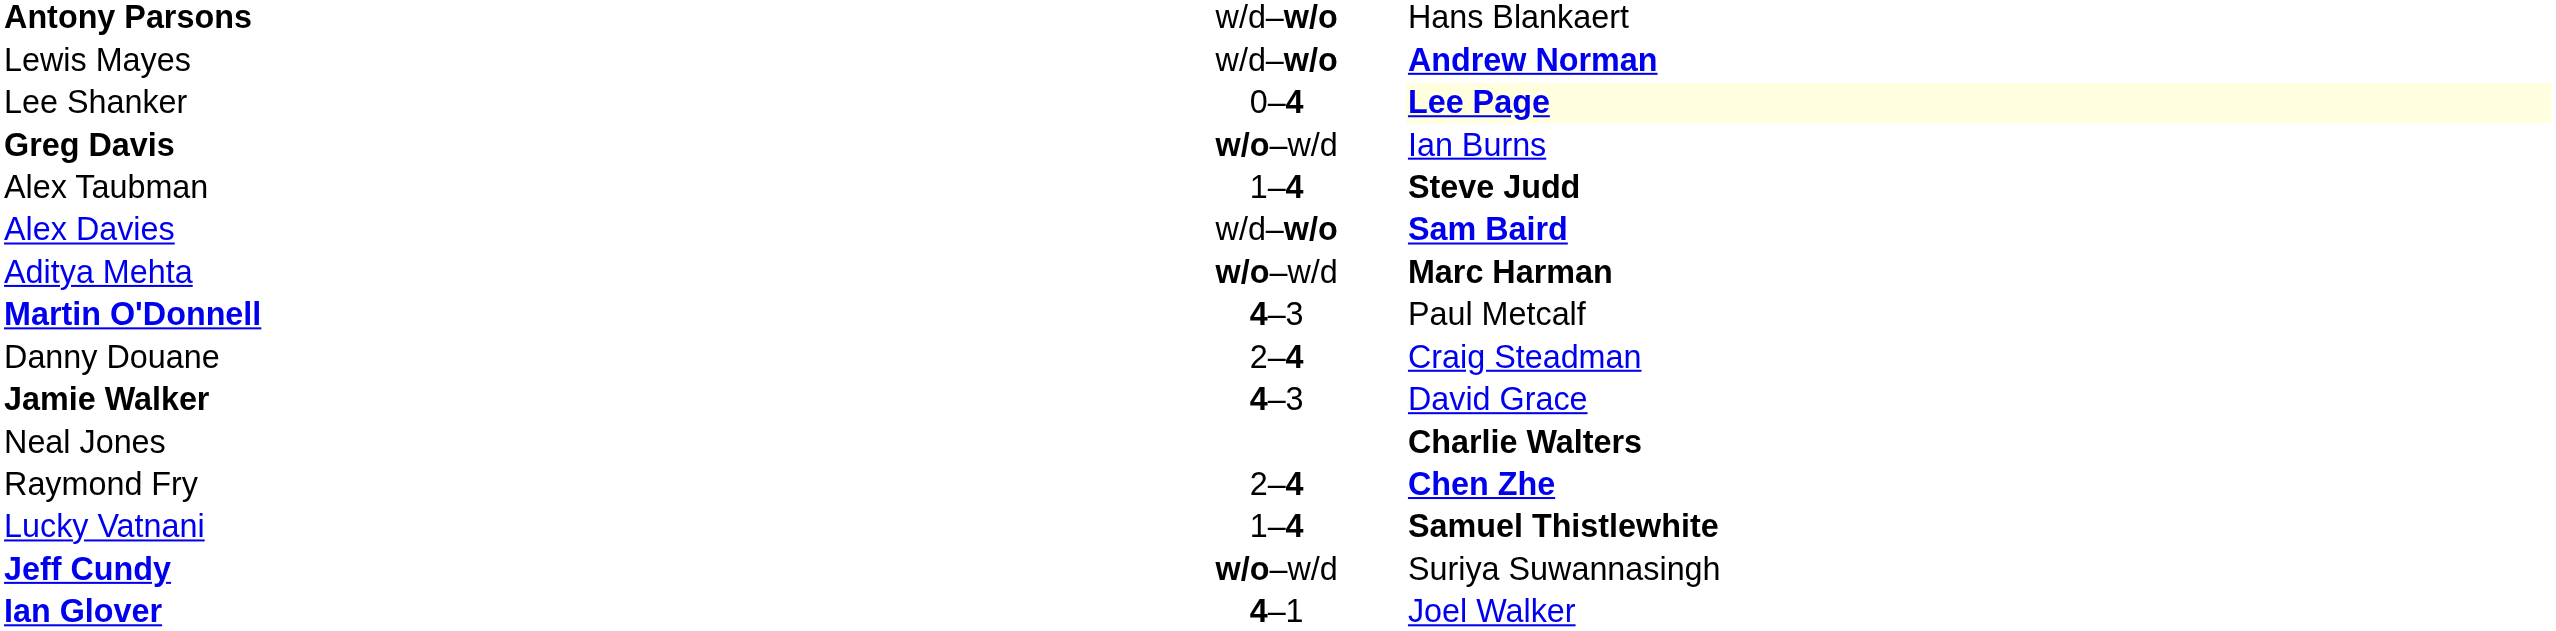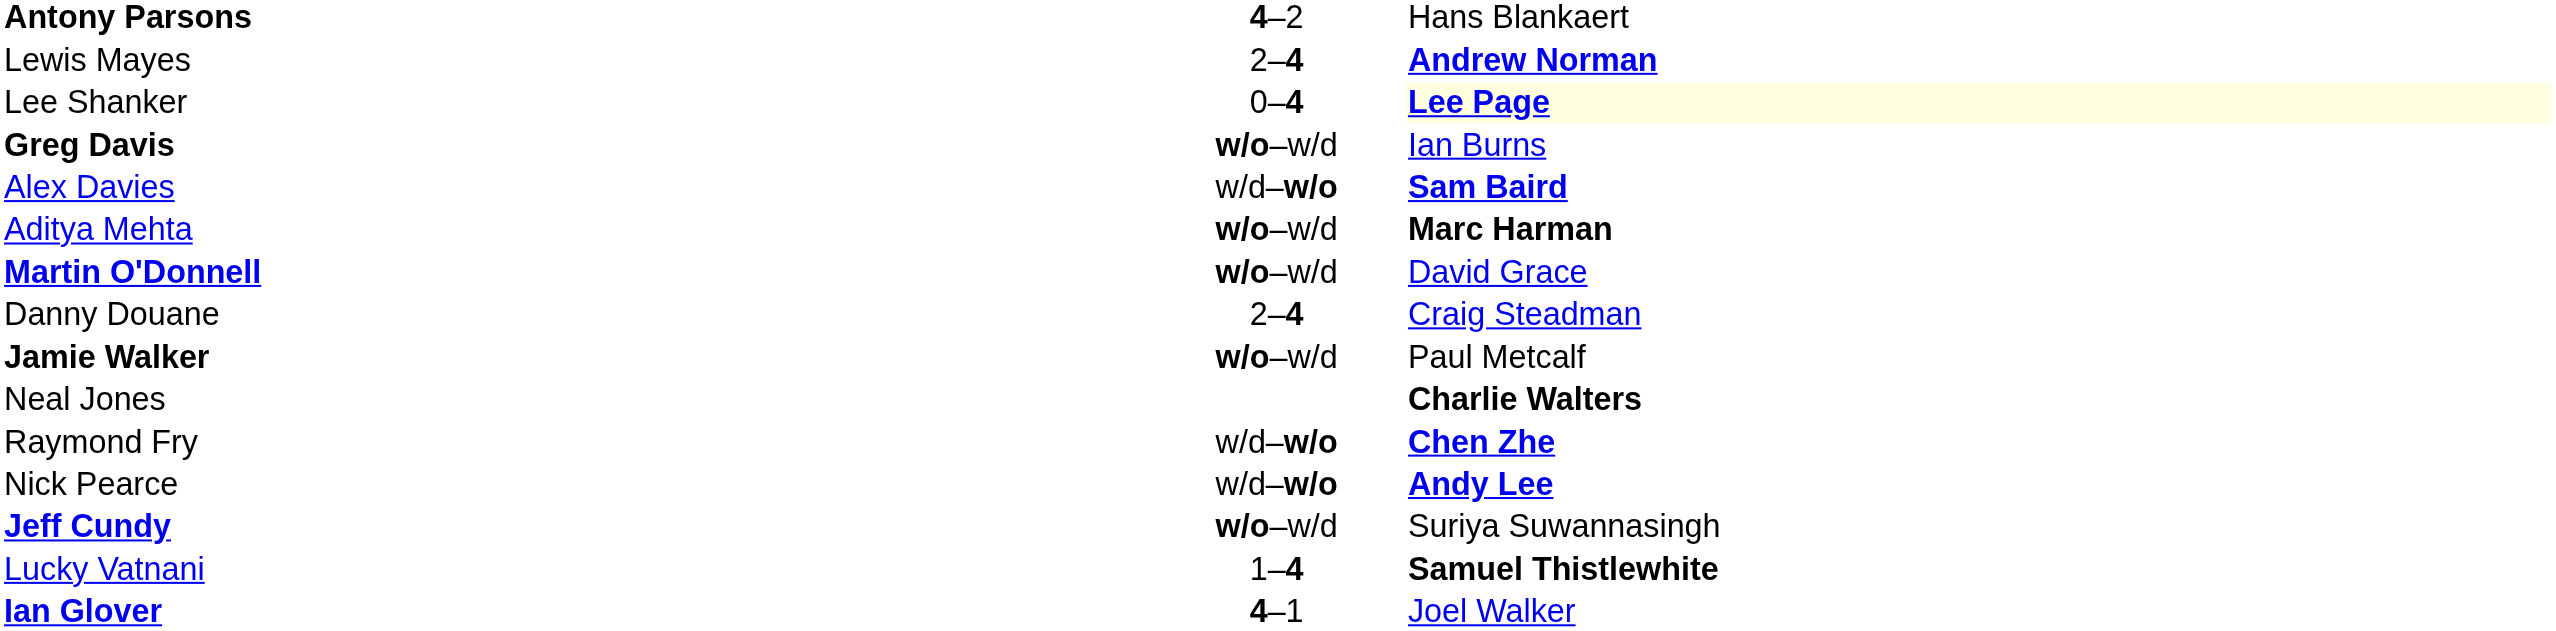(1277, 17) w/d–w/o -> (1277, 17) 4–2
(1277, 60) w/d–w/o -> (1277, 60) 2–4
- row: (106, 187)
(1277, 314) 4–3 -> (1277, 272) w/o–w/d
(1497, 314) Paul Metcalf -> (1498, 272) David Grace
(1277, 399) 4–3 -> (1277, 357) w/o–w/d
(1498, 399) David Grace -> (1497, 357) Paul Metcalf
(1277, 484) 2–4 -> (1277, 441) w/d–w/o
+ row: (91, 484)
rows swapped: (88, 569) <-> (104, 526)
